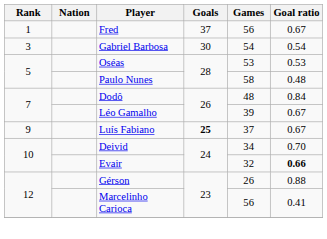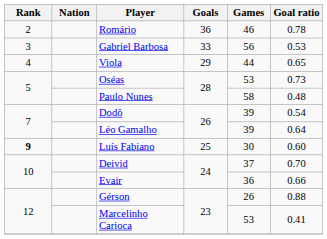- row: (109, 29)
+ row: (117, 29)
(206, 46) 30 -> (206, 46) 33
(249, 46) 54 -> (249, 46) 56
(296, 46) 0.54 -> (296, 46) 0.53
+ row: (110, 63)
(296, 63) 0.53 -> (296, 79) 0.73
(249, 96) 48 -> (249, 113) 39
(296, 96) 0.84 -> (296, 113) 0.54
(296, 113) 0.67 -> (296, 130) 0.64
(28, 130) normal -> (28, 146) bold
(206, 130) bold -> (206, 146) normal
(249, 130) 37 -> (249, 146) 30
(296, 130) 0.67 -> (296, 146) 0.60
(249, 146) 34 -> (249, 163) 37
(249, 163) 32 -> (249, 180) 36
(296, 163) bold -> (296, 180) normal
(249, 203) 56 -> (249, 219) 53
